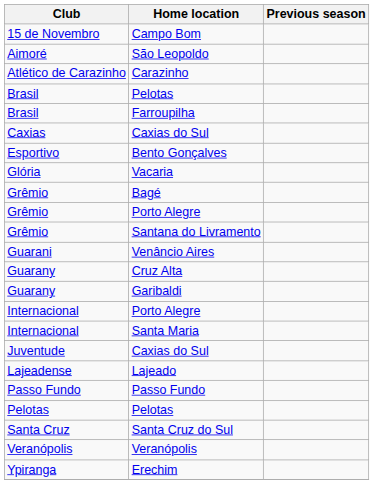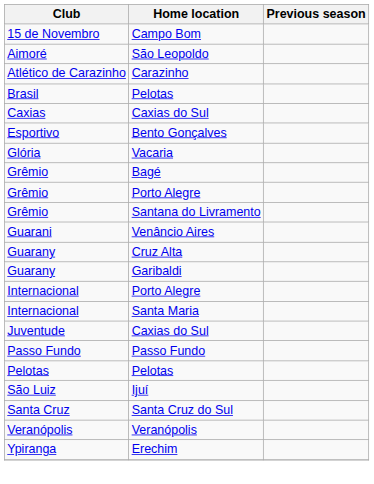- row: (23, 113)
- row: (40, 370)
+ row: (32, 390)
